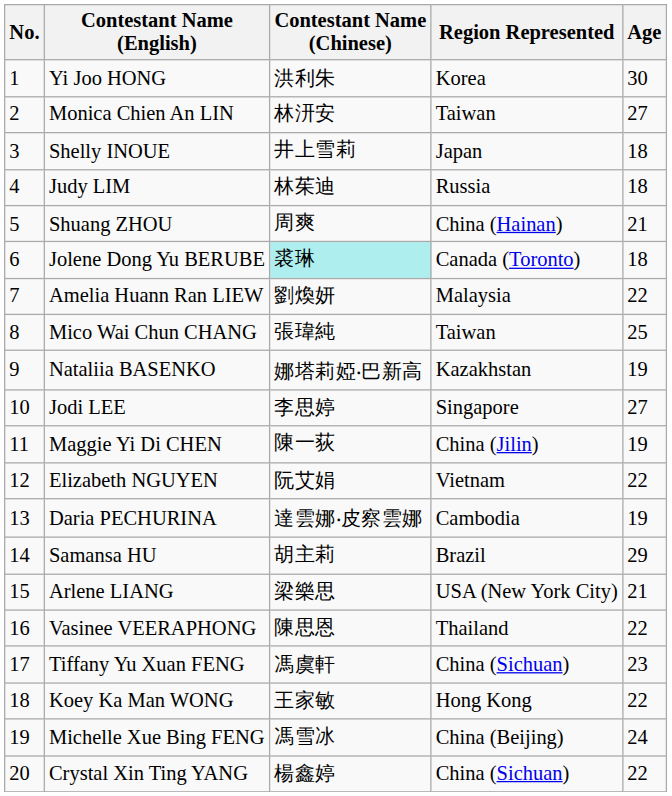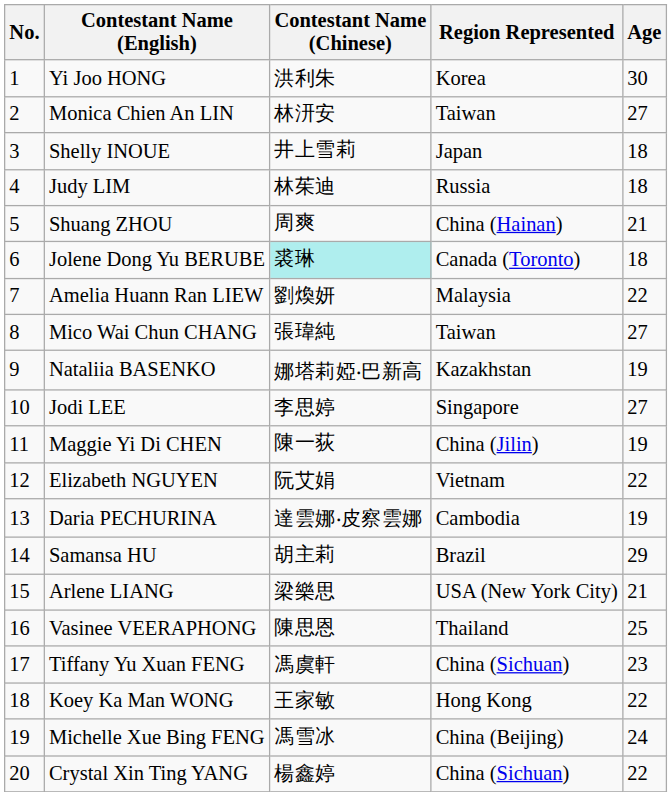(637, 332) 25 -> (637, 332) 27
(637, 628) 22 -> (637, 628) 25
